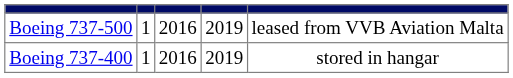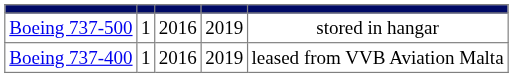(378, 27) leased from VVB Aviation Malta -> (378, 27) stored in hangar
(378, 57) stored in hangar -> (378, 57) leased from VVB Aviation Malta
